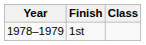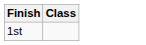- column: (35, 13)
